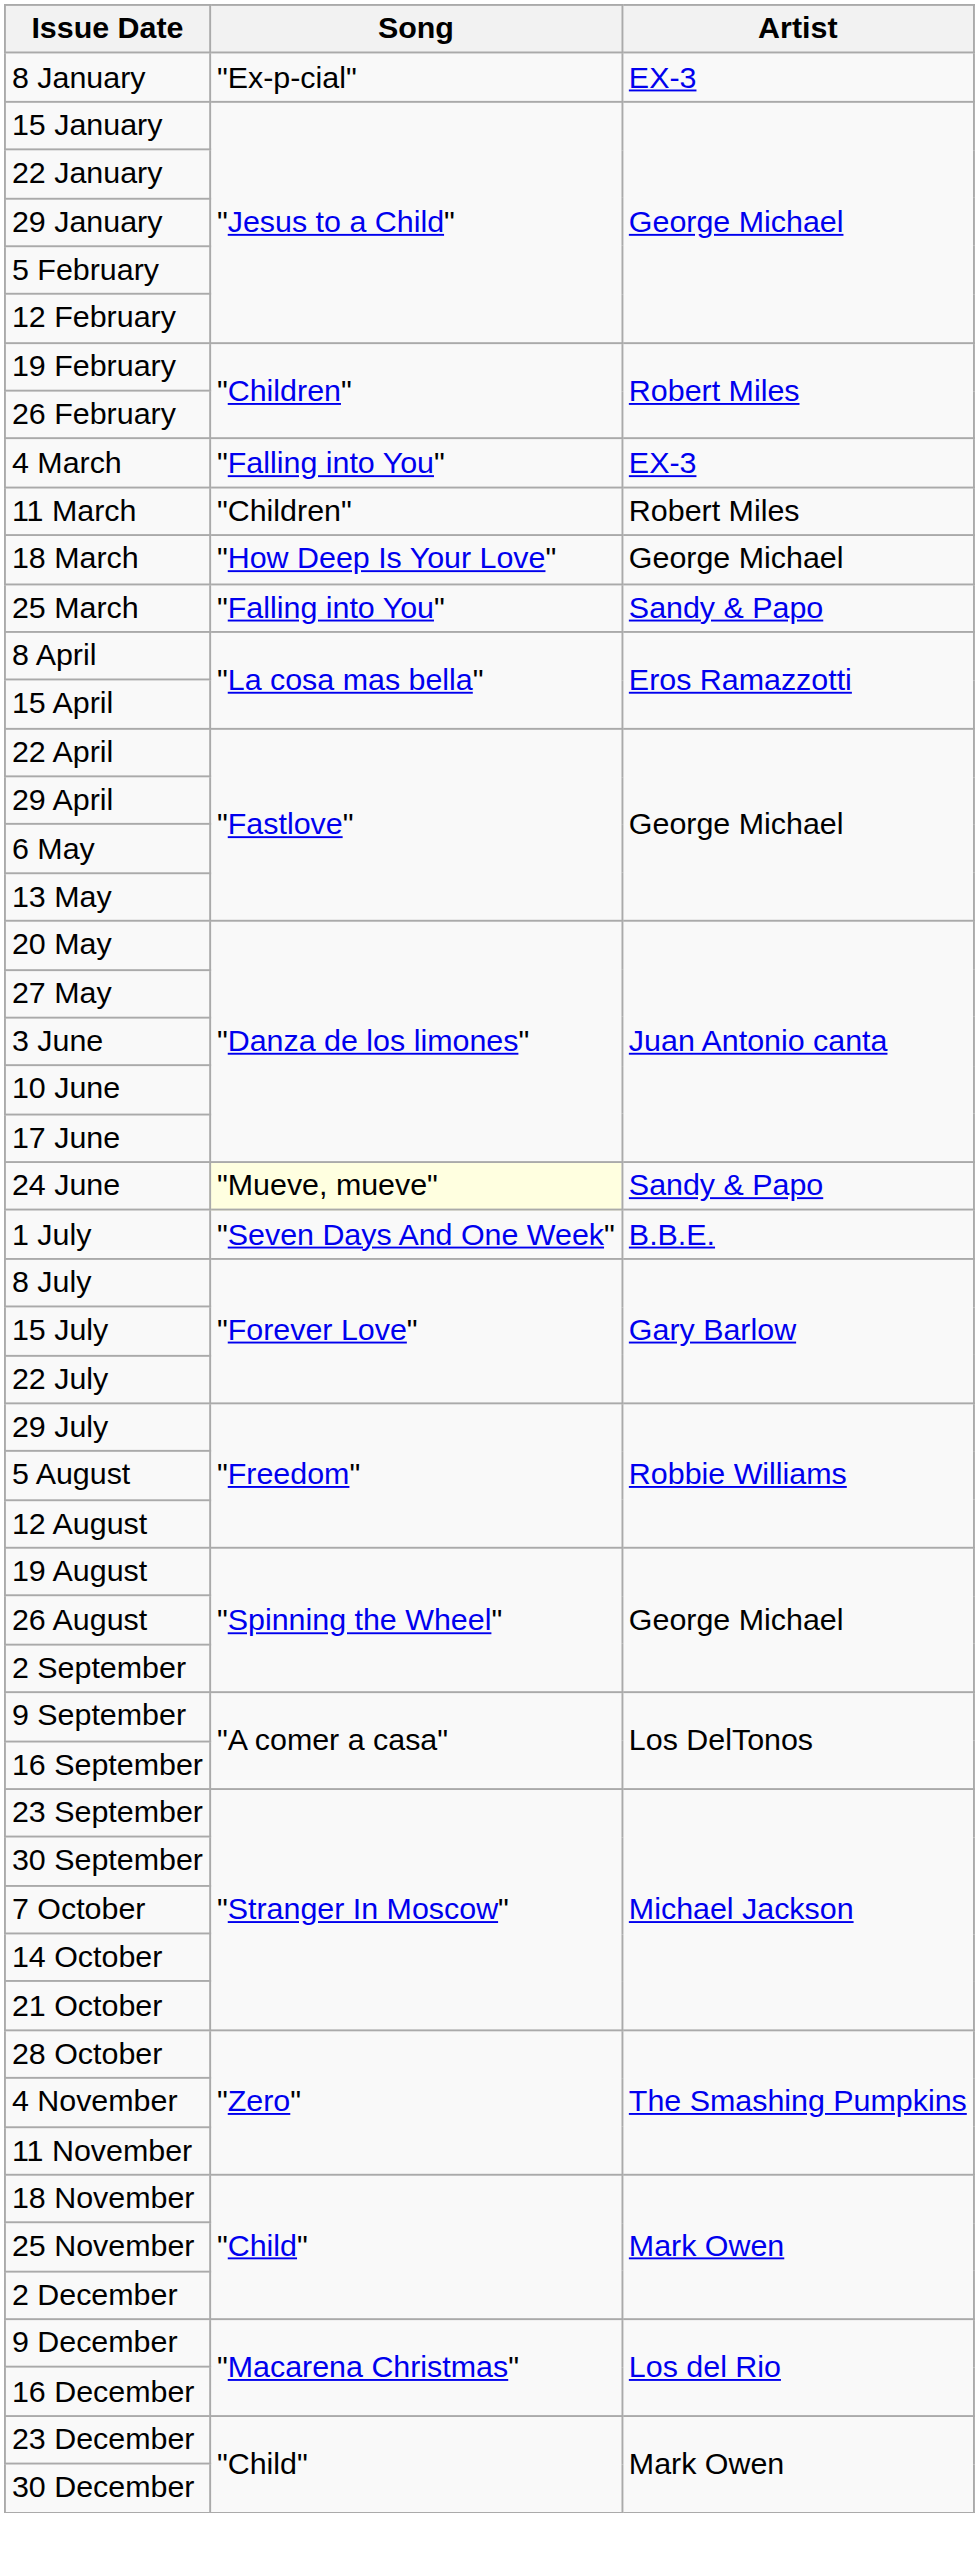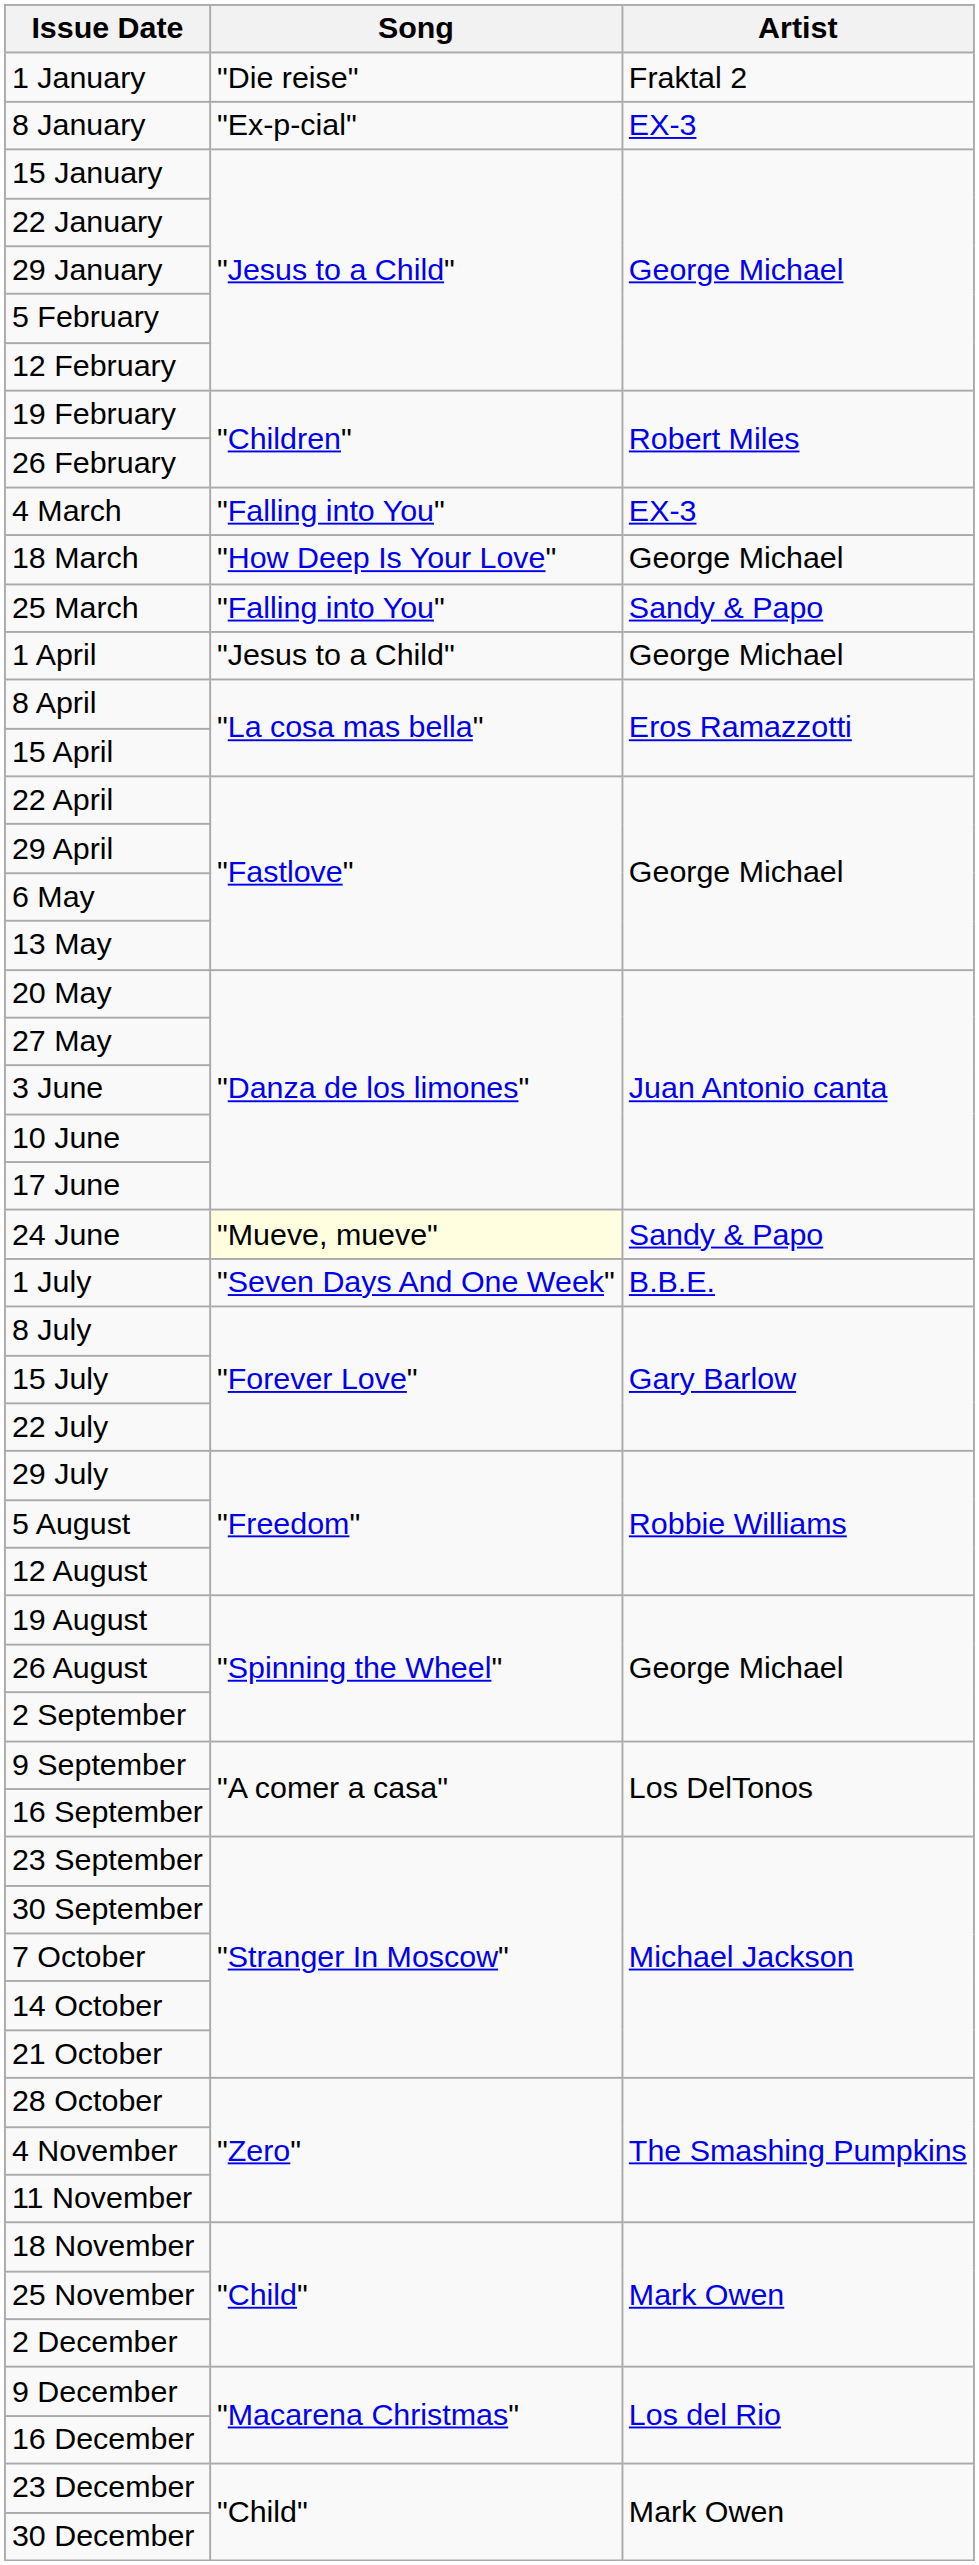+ row: (79, 76)
- row: (74, 510)
+ row: (54, 655)
